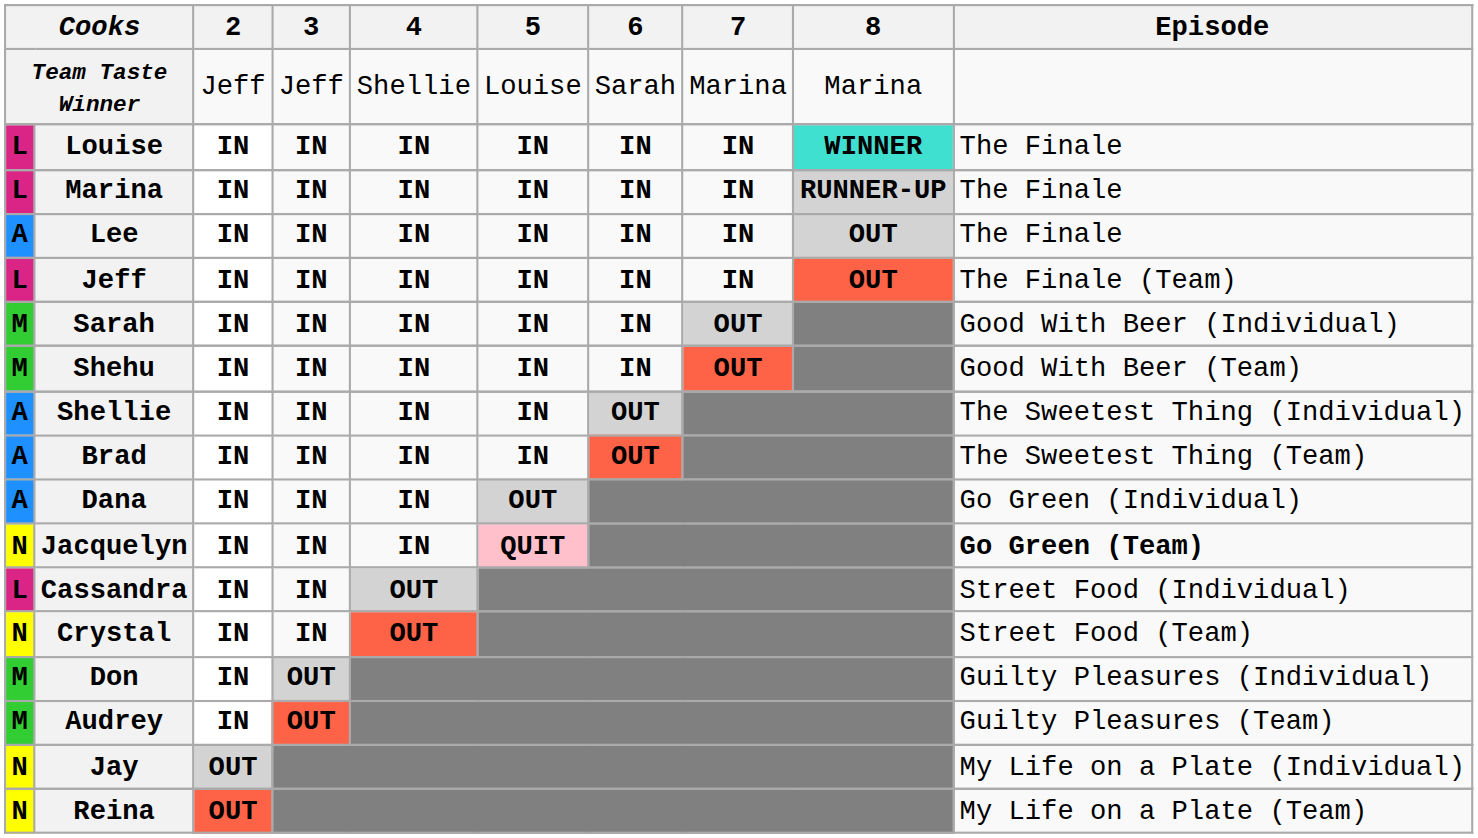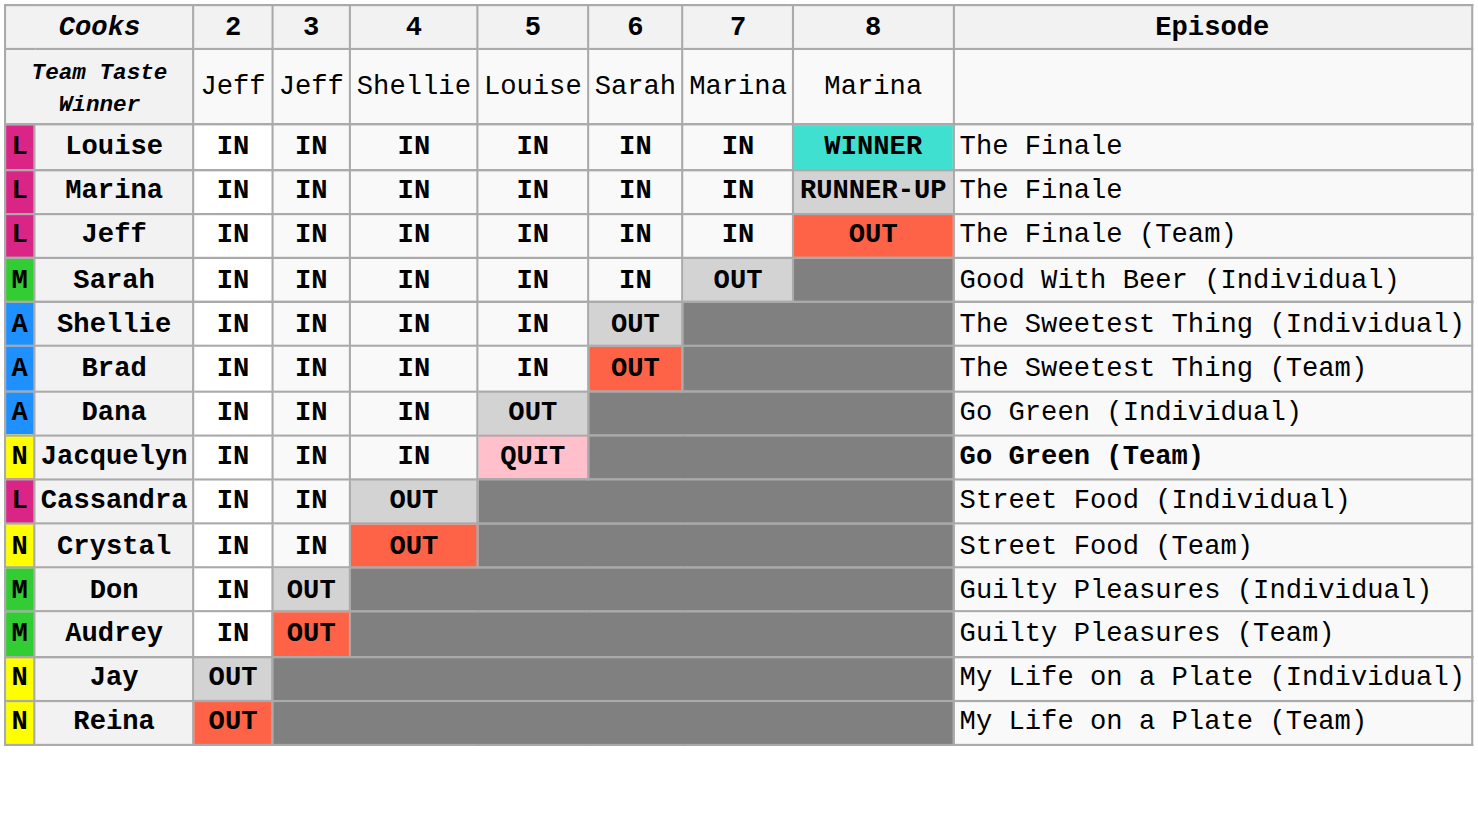- row: (114, 236)
- row: (114, 369)
